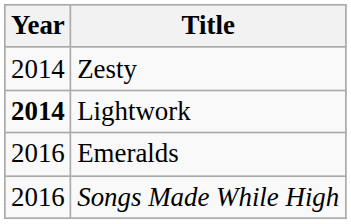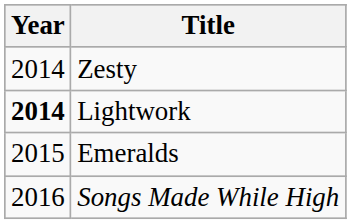(38, 153) 2016 -> (38, 153) 2015
